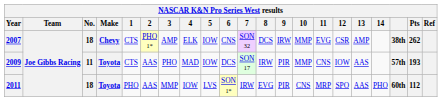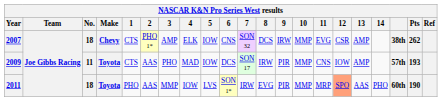(361, 63) AAS -> (361, 63) AMP
(303, 85) CNS -> (303, 85) MMP
(342, 85) no background -> (342, 85) lightsalmon background
(415, 85) 112 -> (415, 85) 190
